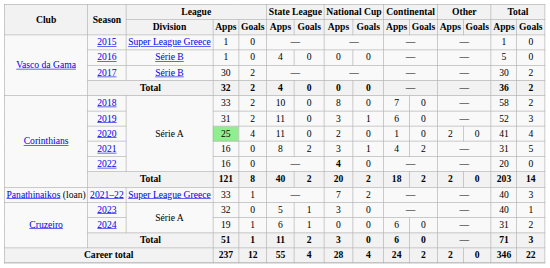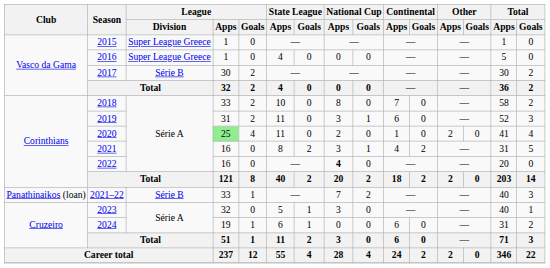(169, 57) Série B -> (169, 57) Super League Greece
(169, 194) Super League Greece -> (169, 194) Série B
